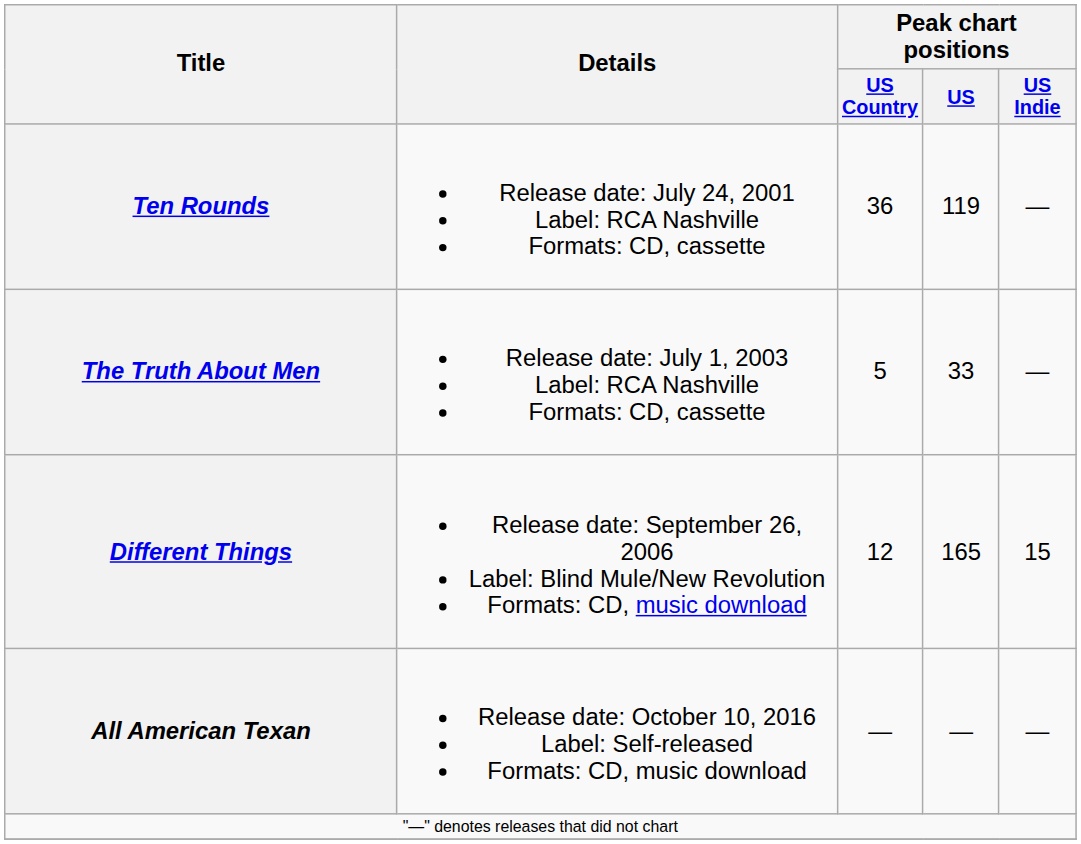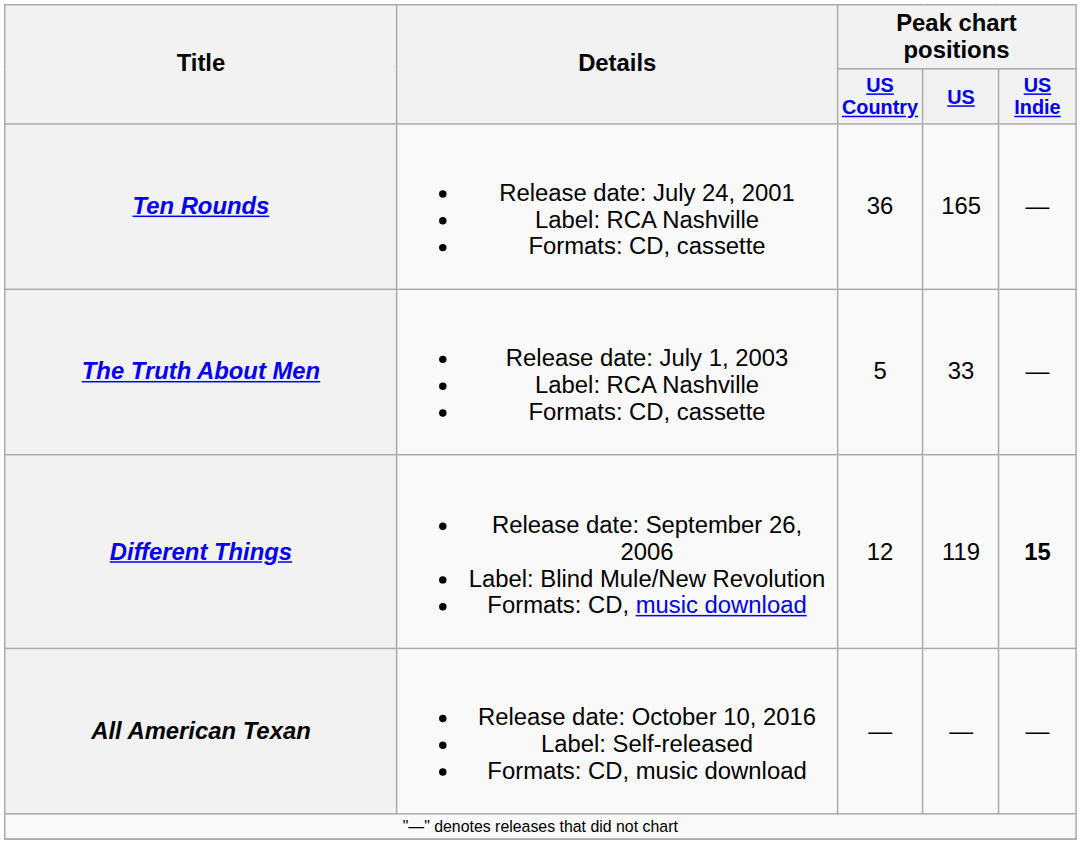(961, 206) 119 -> (961, 206) 165
(961, 551) 165 -> (961, 551) 119
(1037, 551) normal -> (1037, 551) bold
